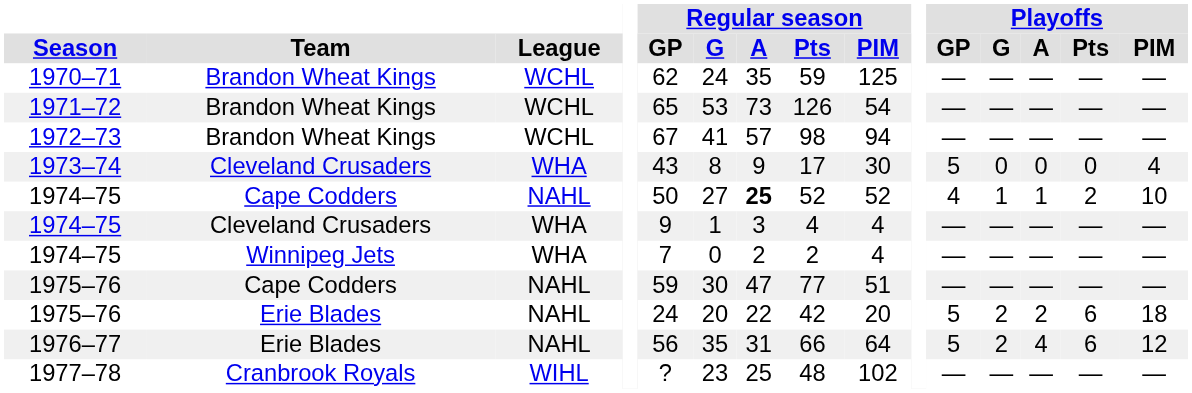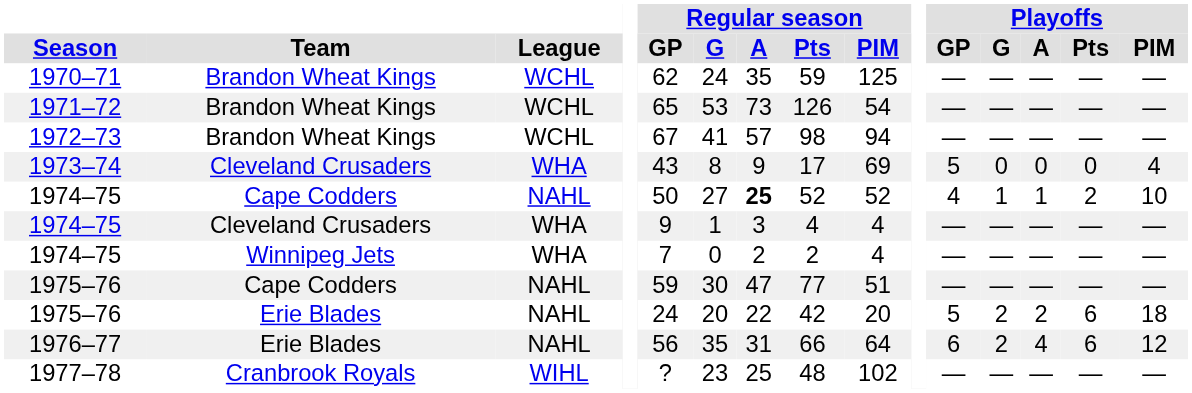(878, 166) 30 -> (878, 166) 69
(954, 344) 5 -> (954, 344) 6
